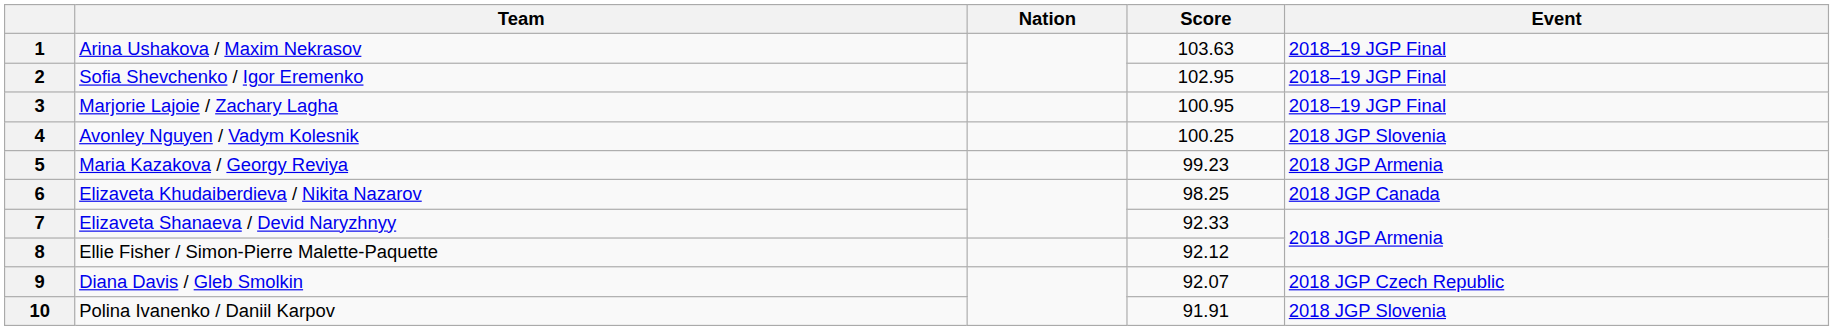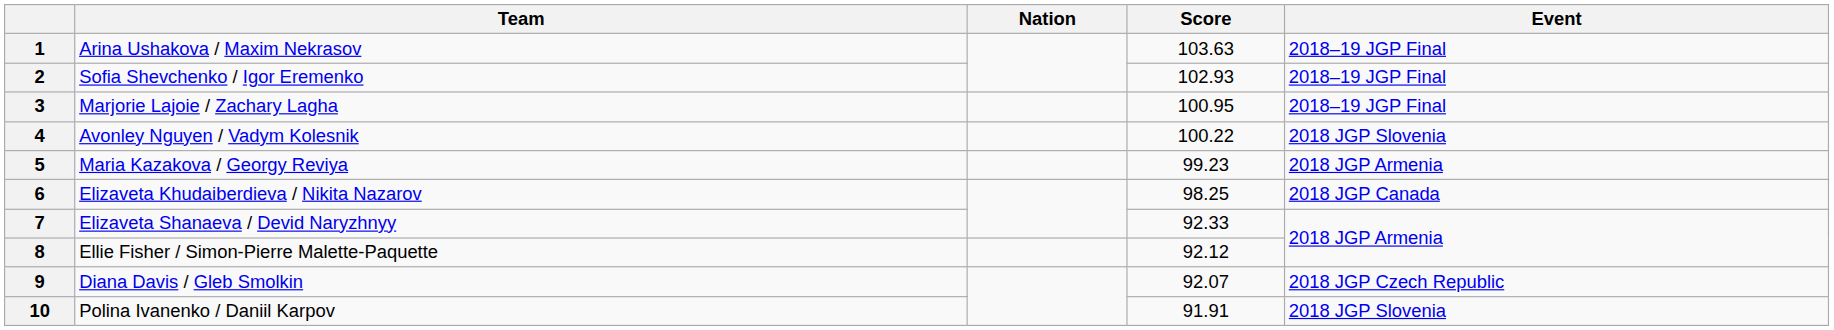(1206, 77) 102.95 -> (1206, 77) 102.93
(1206, 135) 100.25 -> (1206, 135) 100.22
